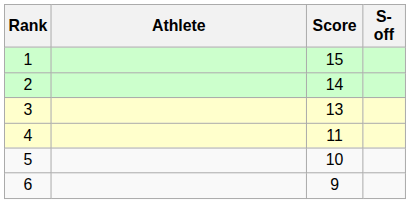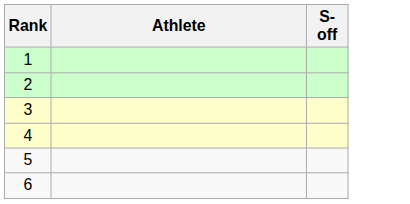- column: (335, 25)
